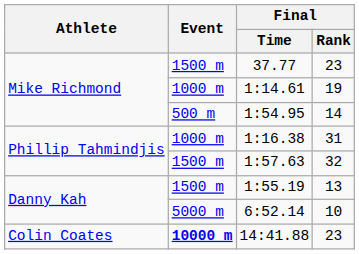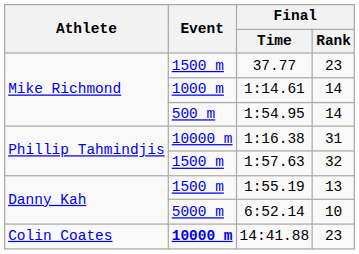(334, 90) 19 -> (334, 90) 14
(198, 138) 1000 m -> (202, 138) 10000 m
